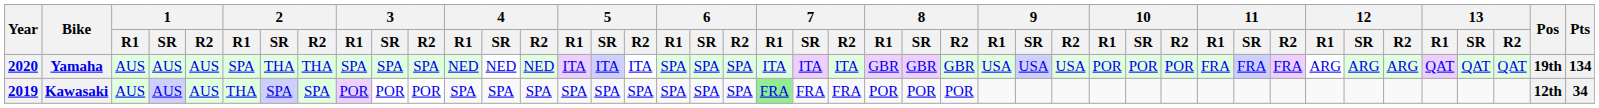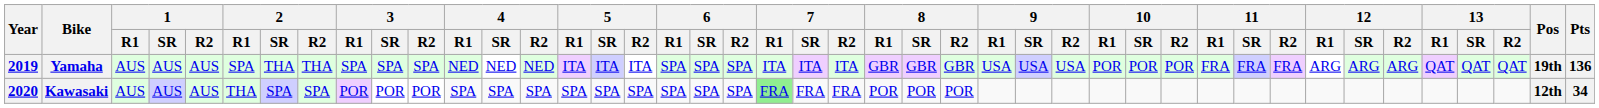(23, 66) 2020 -> (23, 66) 2019
(1580, 66) 134 -> (1580, 66) 136
(23, 91) 2019 -> (23, 91) 2020
